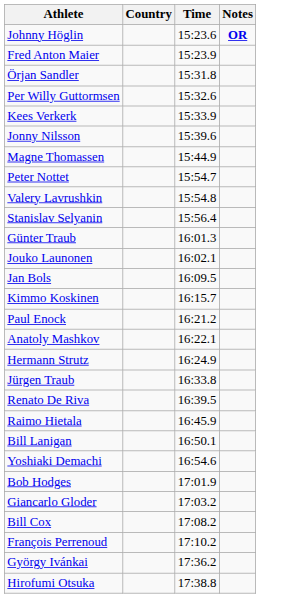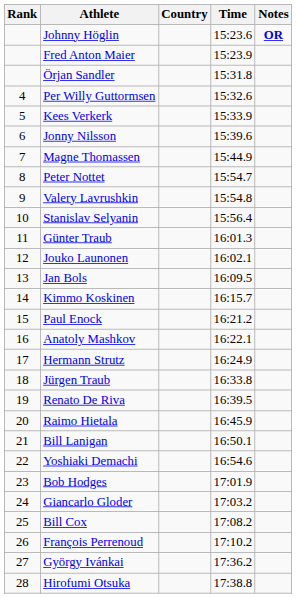+ column: (22, 14)
